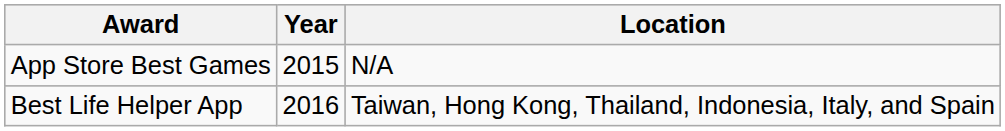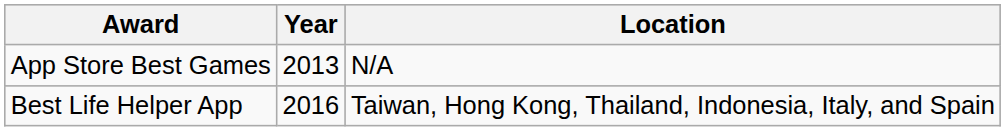(311, 65) 2015 -> (311, 65) 2013
